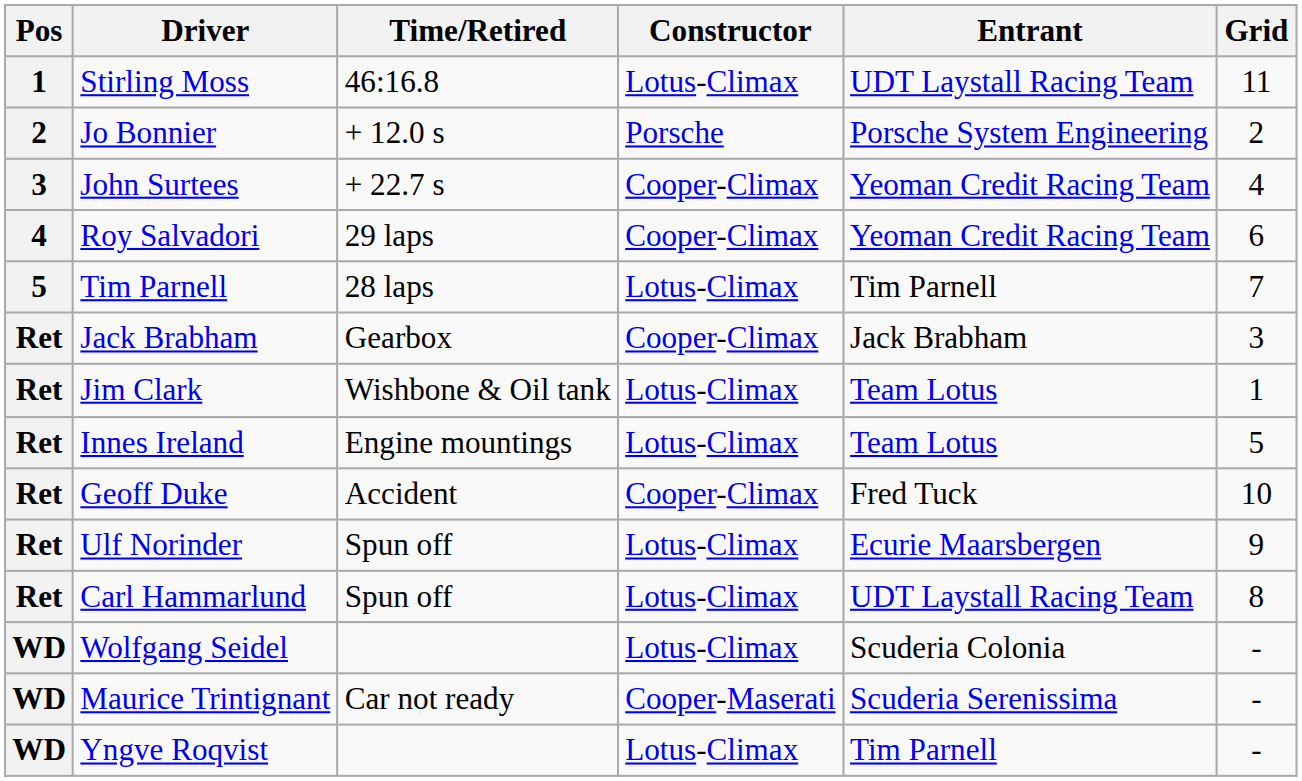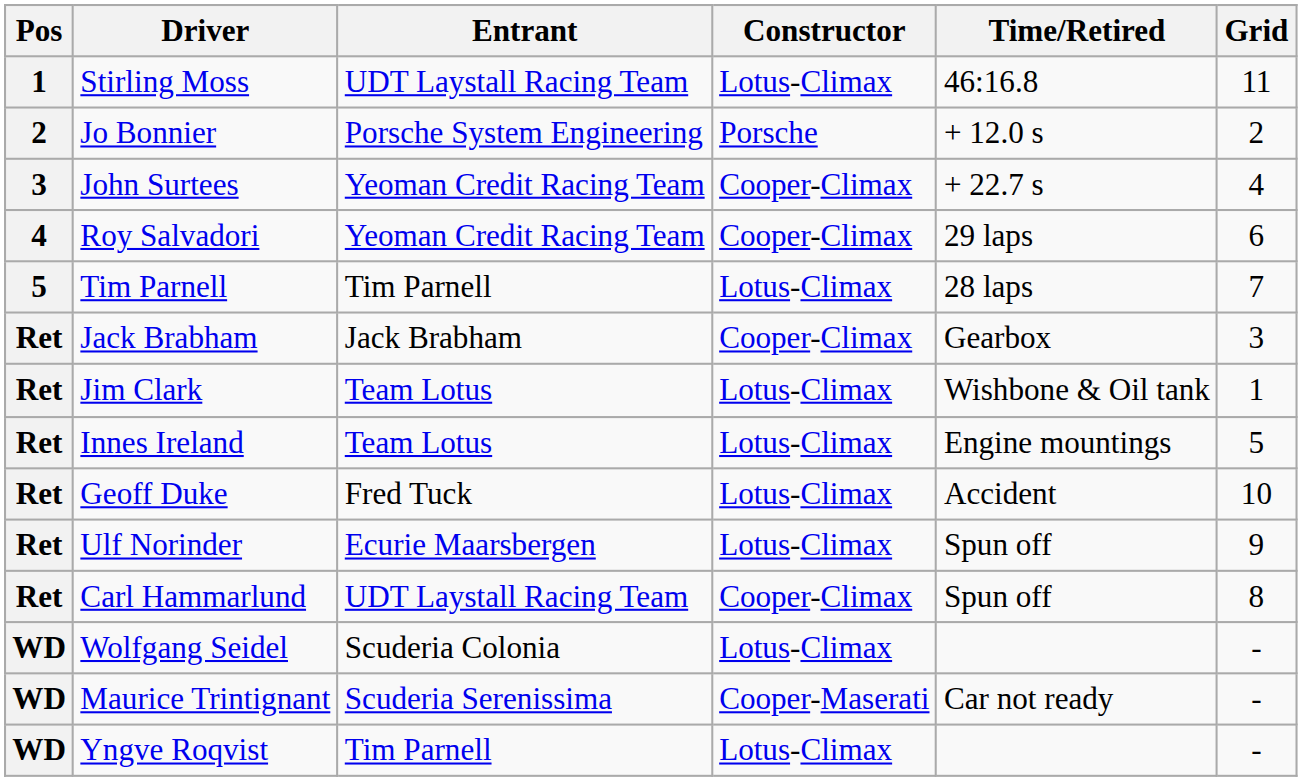columns swapped: (1030, 30) <-> (478, 30)
(722, 492) Cooper-Climax -> (806, 492) Lotus-Climax
(712, 595) Lotus-Climax -> (816, 595) Cooper-Climax
